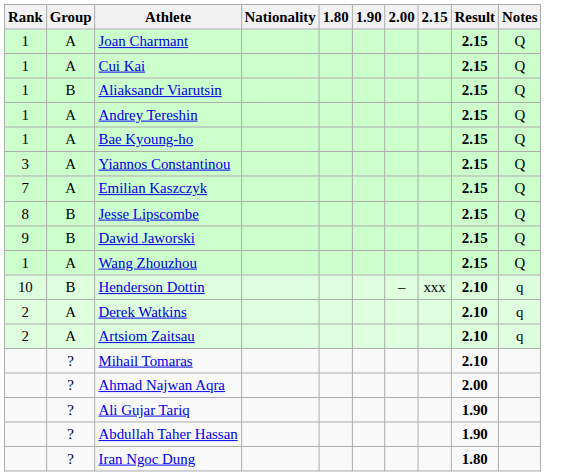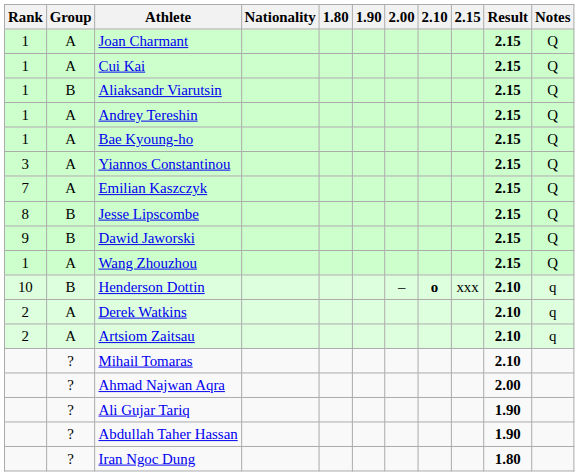+ column: (435, 16)
